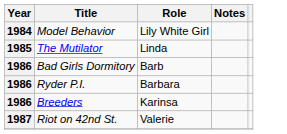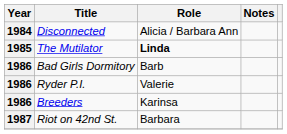+ row: (71, 31)
- row: (76, 31)
(154, 48) normal -> (155, 48) bold
(160, 84) Barbara -> (157, 84) Valerie
(157, 119) Valerie -> (160, 119) Barbara
